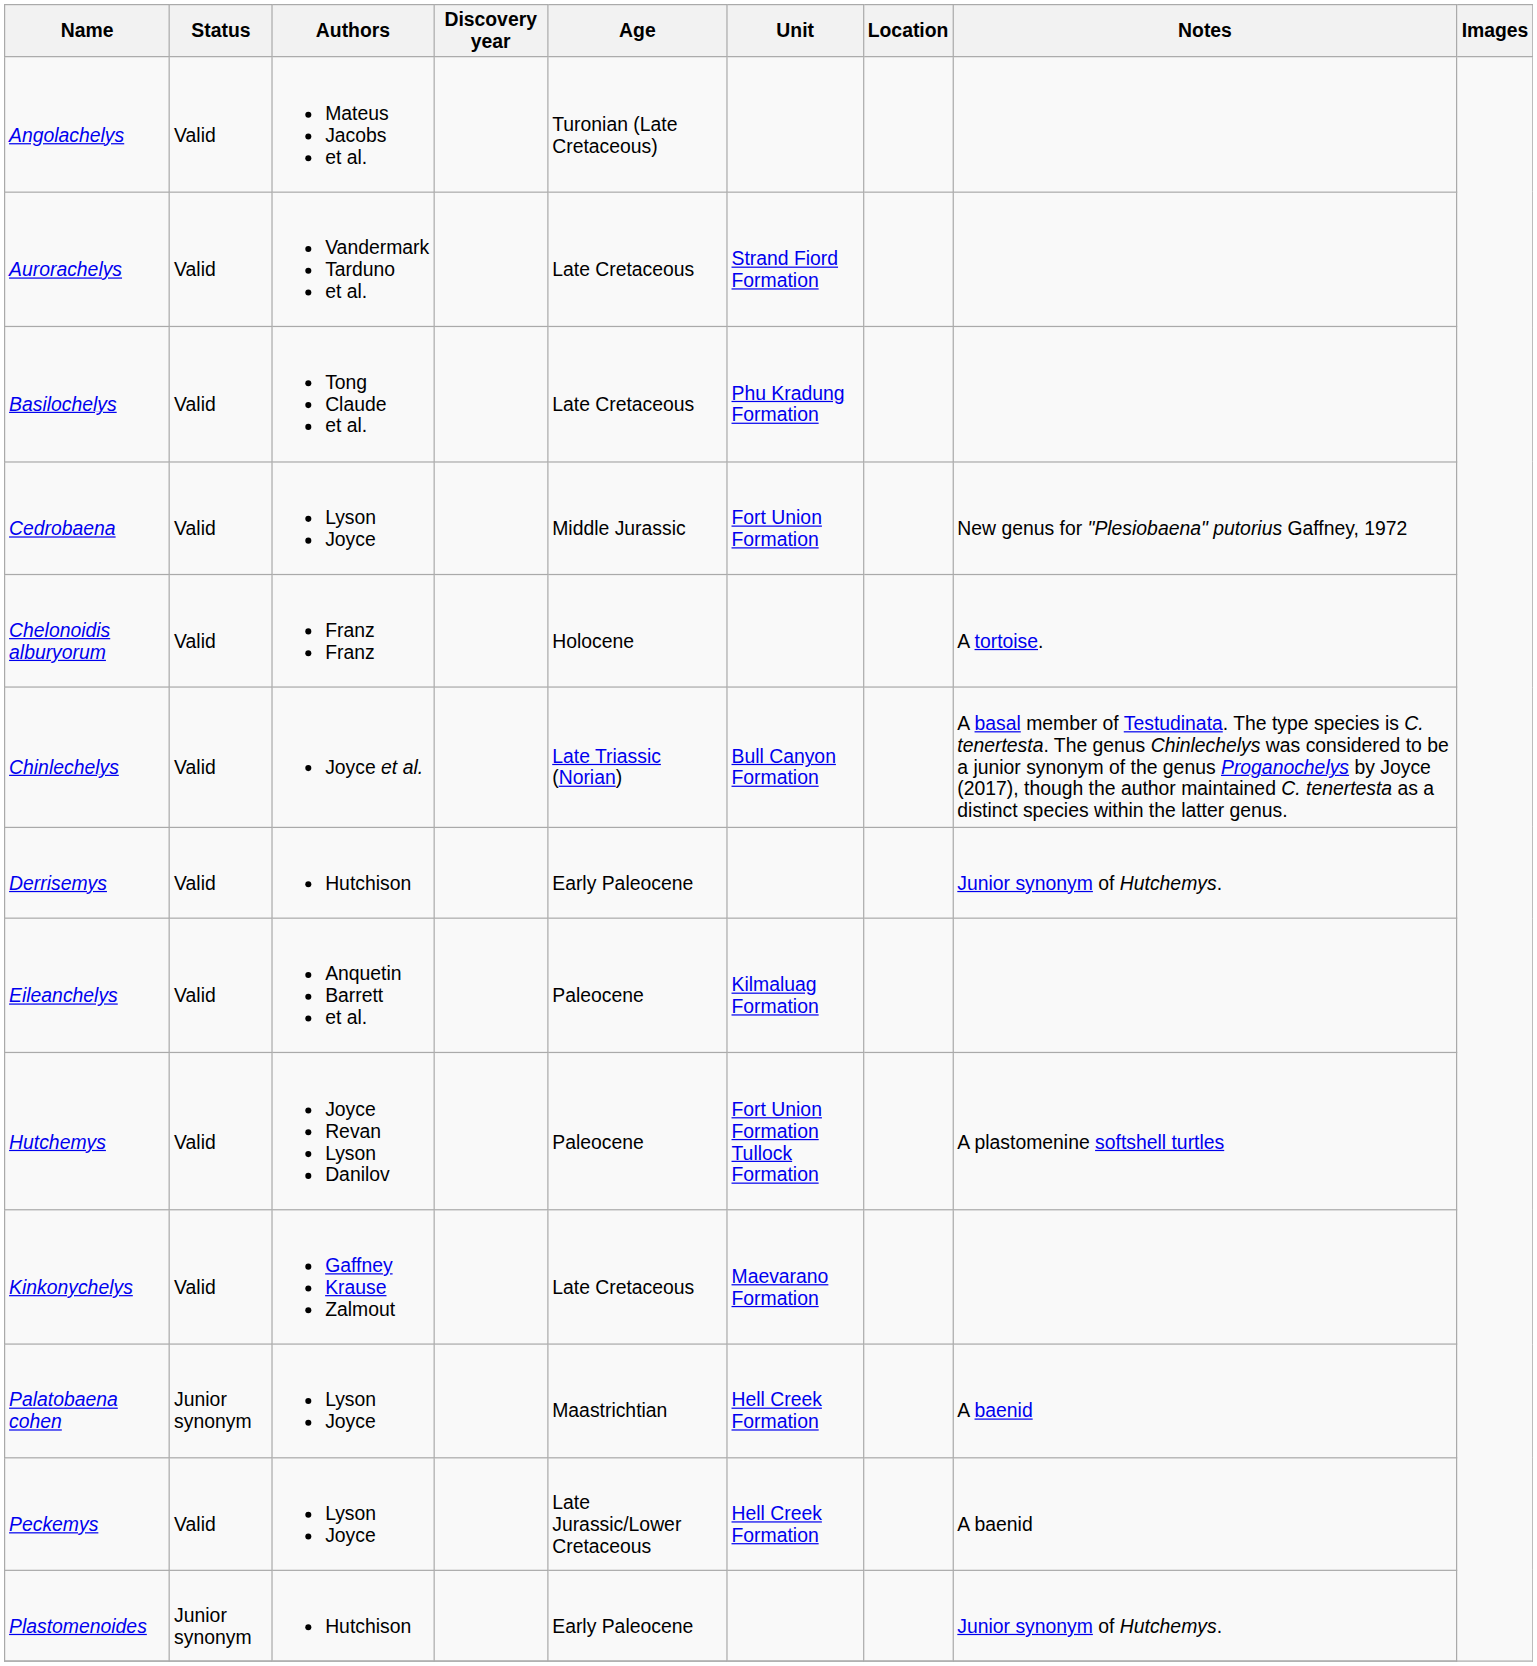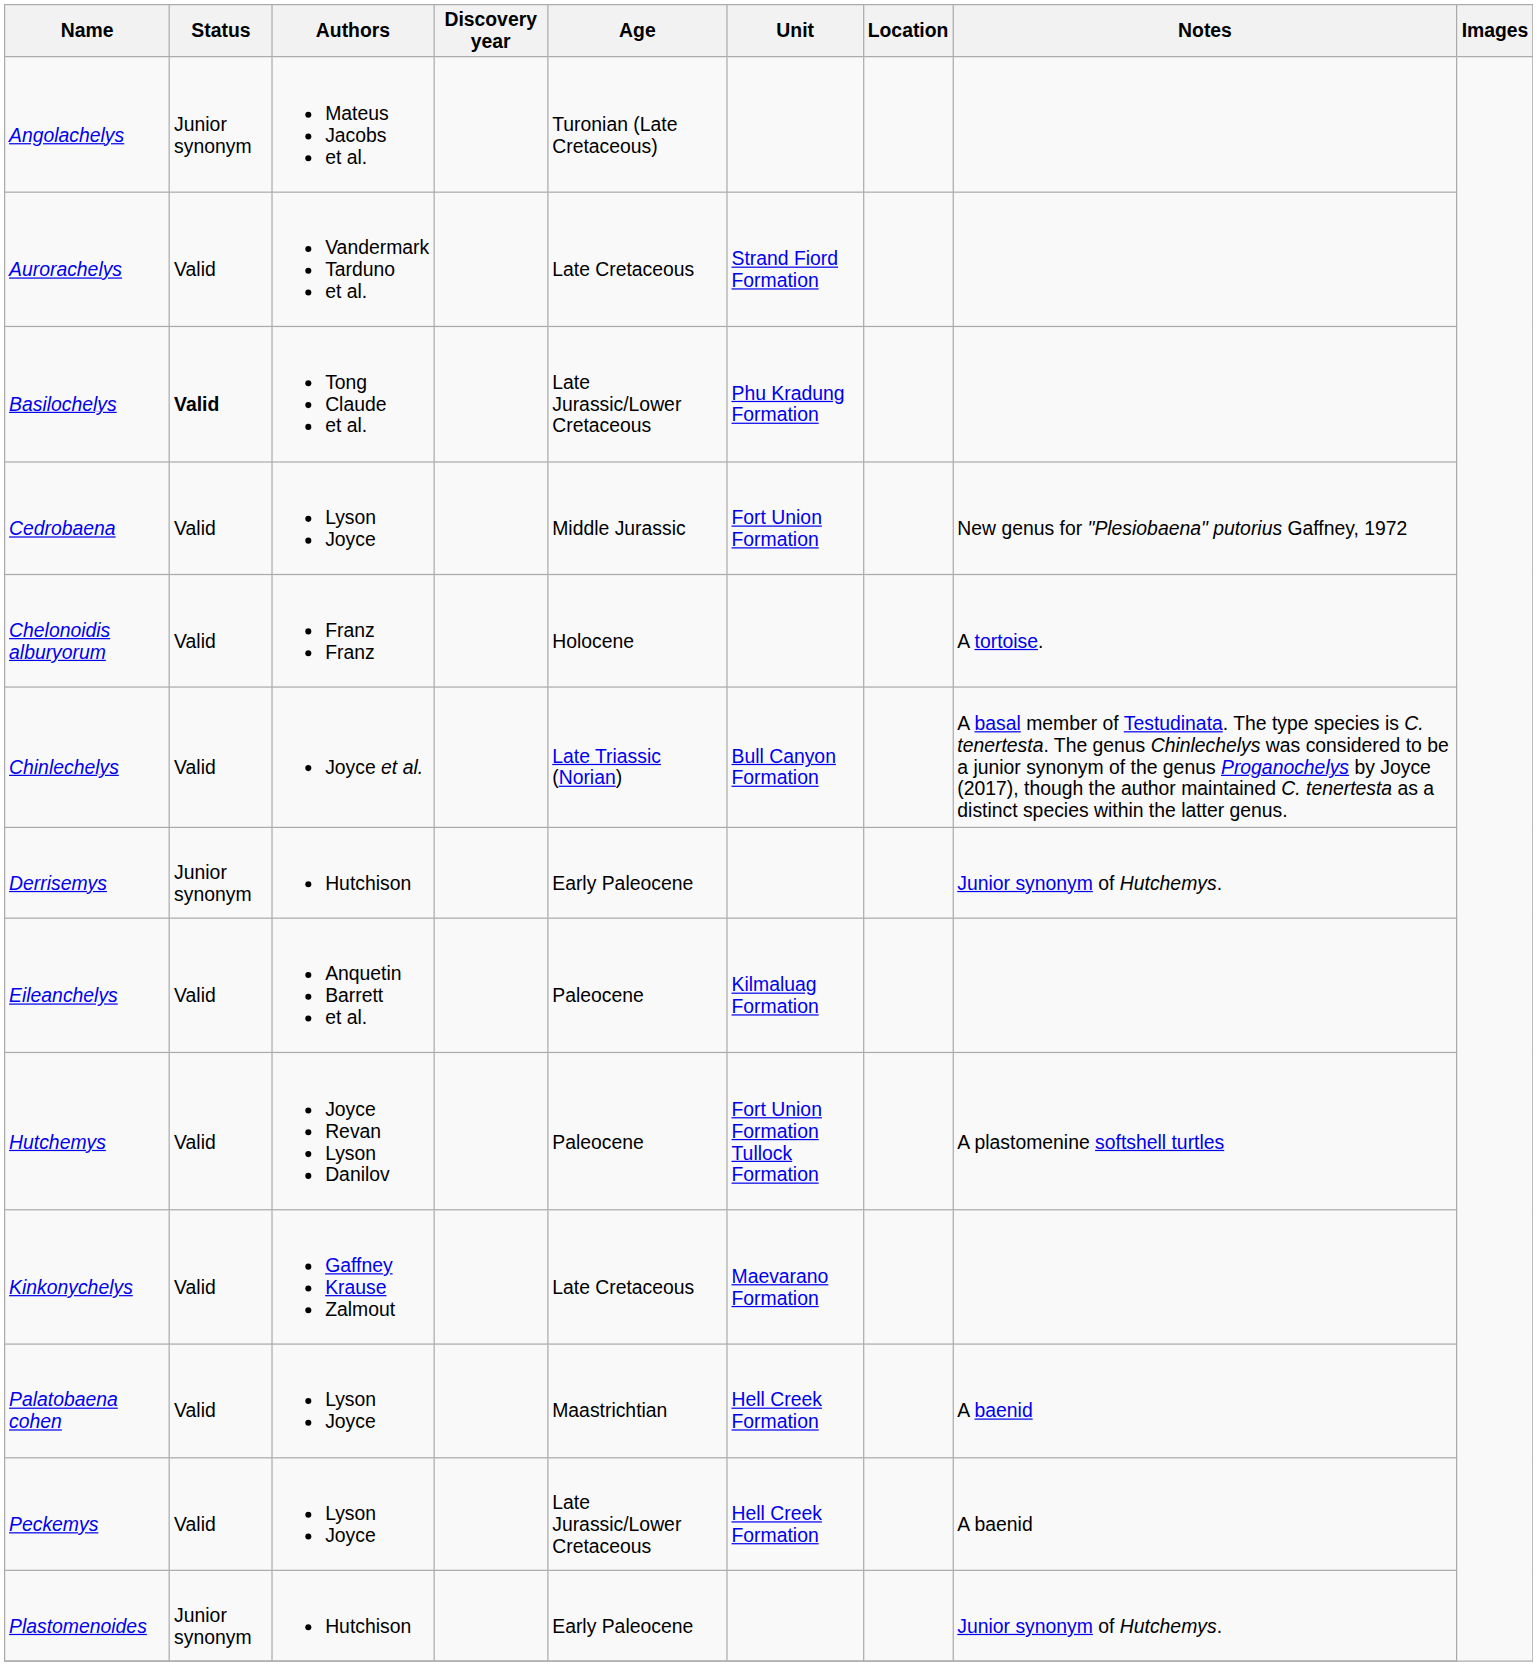(195, 135) Valid -> (213, 135) Junior synonym
(195, 404) normal -> (197, 404) bold
(623, 404) Late Cretaceous -> (617, 404) Late Jurassic/Lower Cretaceous
(195, 883) Valid -> (213, 883) Junior synonym
(213, 1411) Junior synonym -> (195, 1411) Valid
